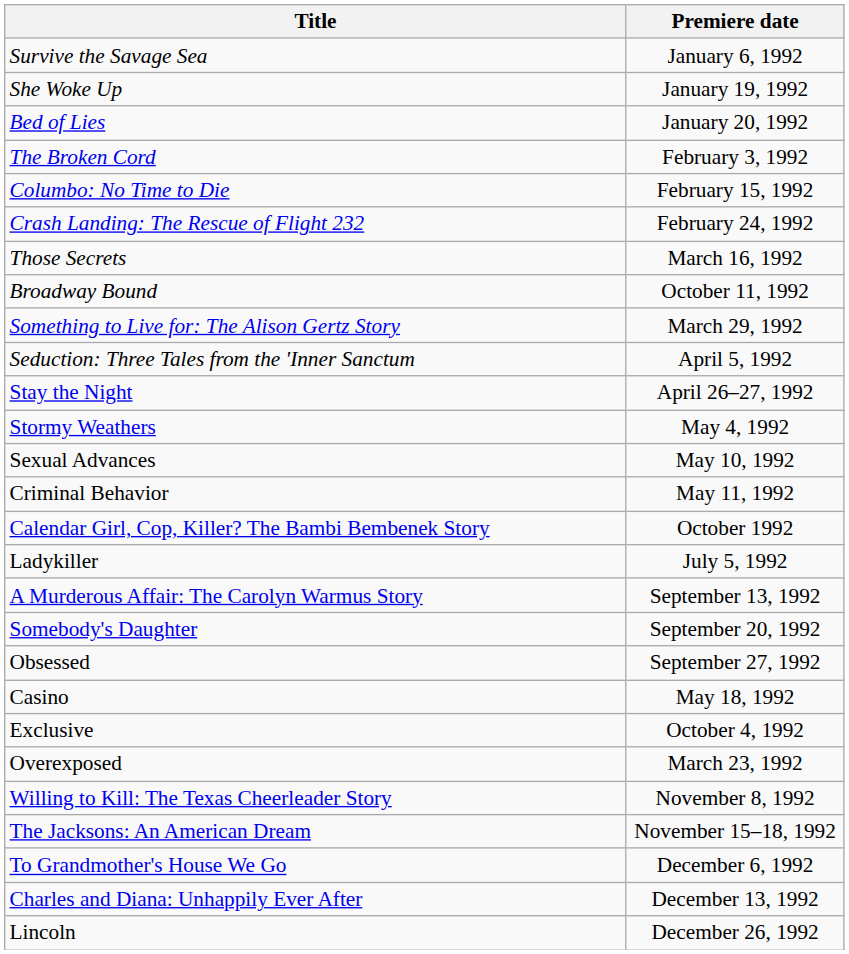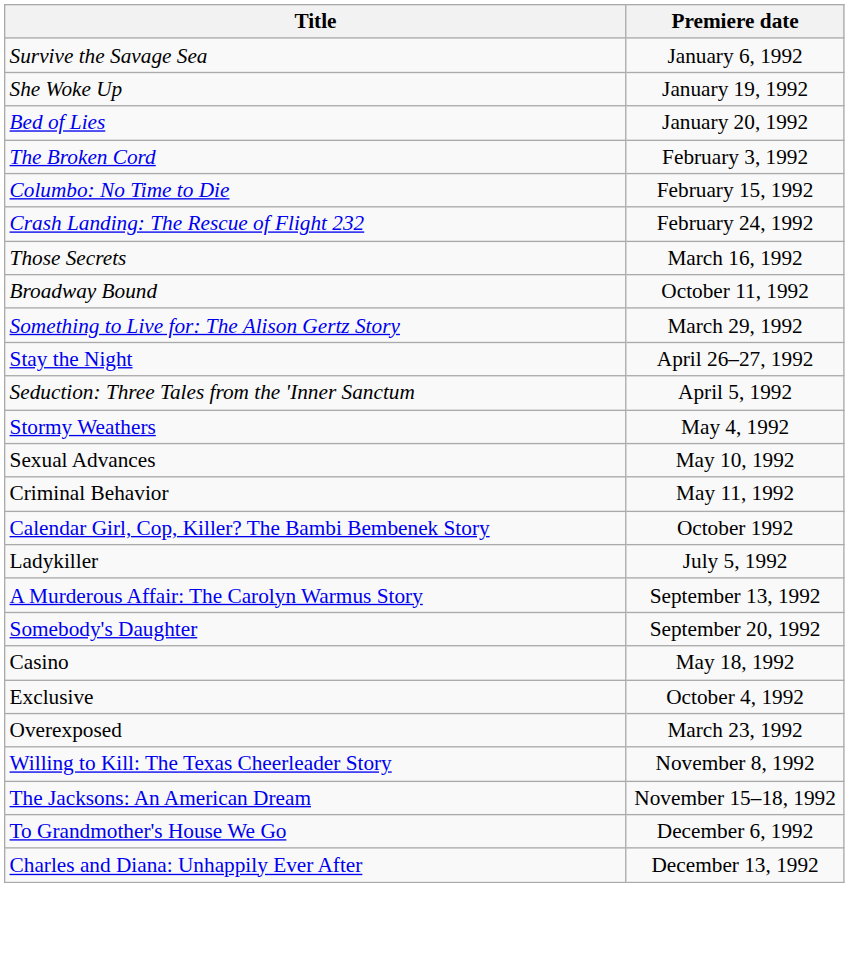rows swapped: (212, 358) <-> (71, 392)
- row: (50, 662)
- row: (43, 932)
